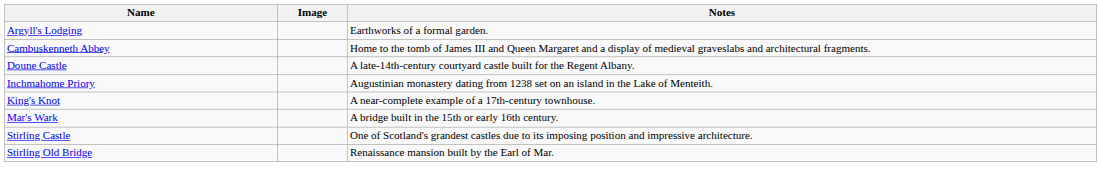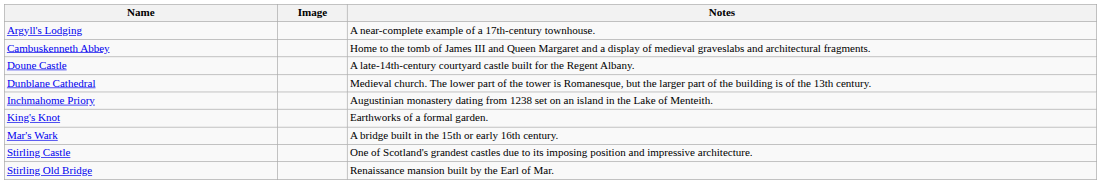(419, 30) Earthworks of a formal garden. -> (473, 30) A near-complete example of a 17th-century townhouse.
+ row: (51, 83)
(473, 100) A near-complete example of a 17th-century townhouse. -> (419, 118) Earthworks of a formal garden.
